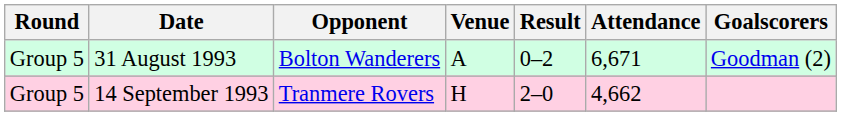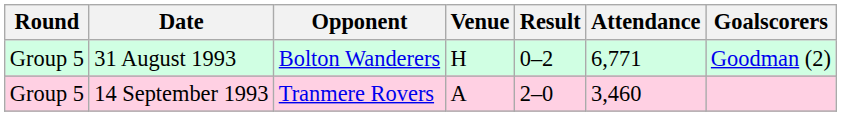(459, 57) A -> (459, 57) H
(616, 57) 6,671 -> (616, 57) 6,771
(459, 93) H -> (459, 93) A
(616, 93) 4,662 -> (616, 93) 3,460
